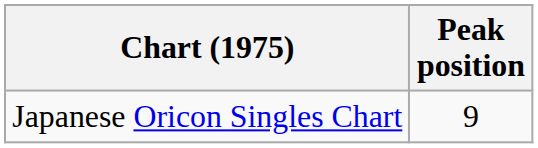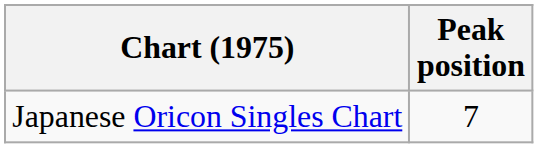(471, 116) 9 -> (471, 116) 7
